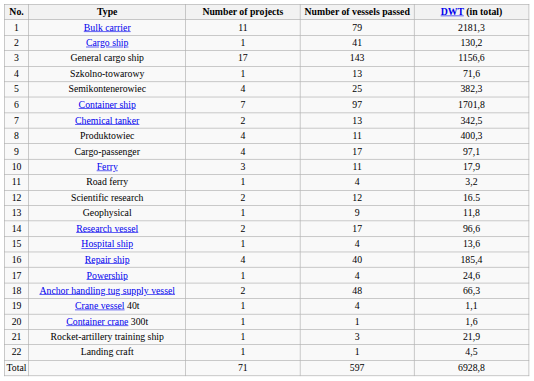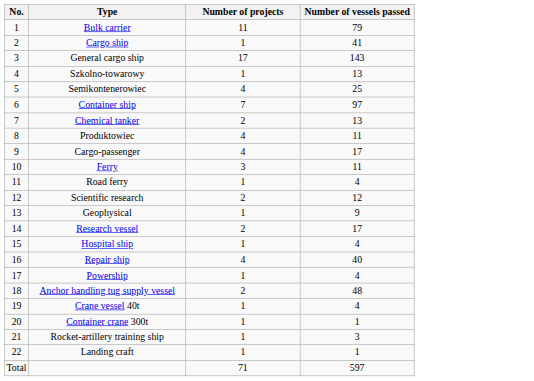- column: (471, 12)
